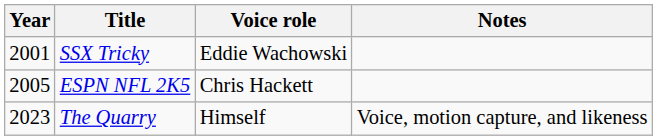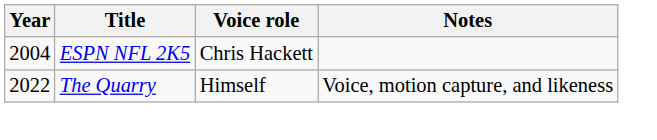- row: (104, 53)
(30, 85) 2005 -> (30, 53) 2004
(30, 118) 2023 -> (30, 85) 2022
